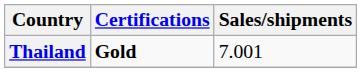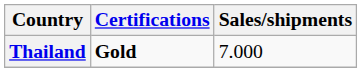(241, 51) 7.001 -> (241, 51) 7.000
